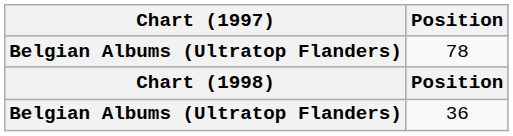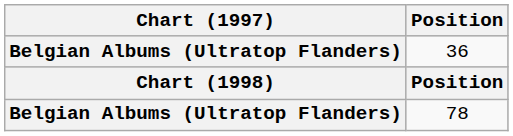rows swapped: (457, 114) <-> (457, 52)
